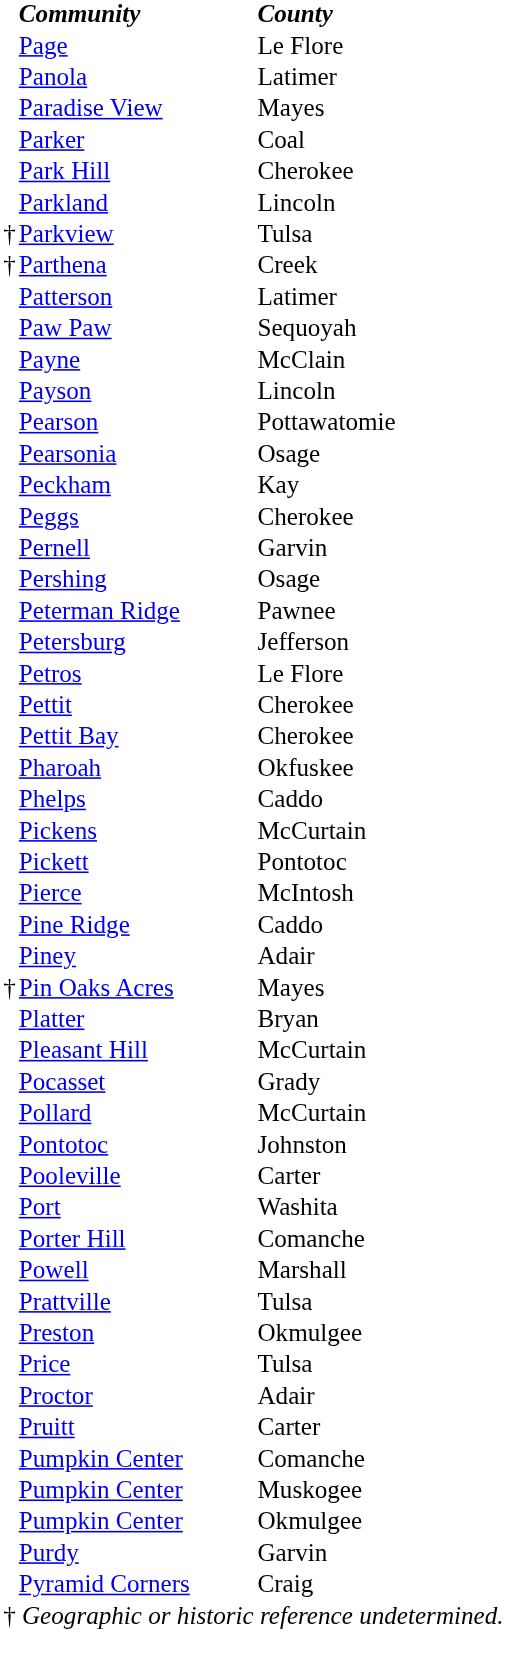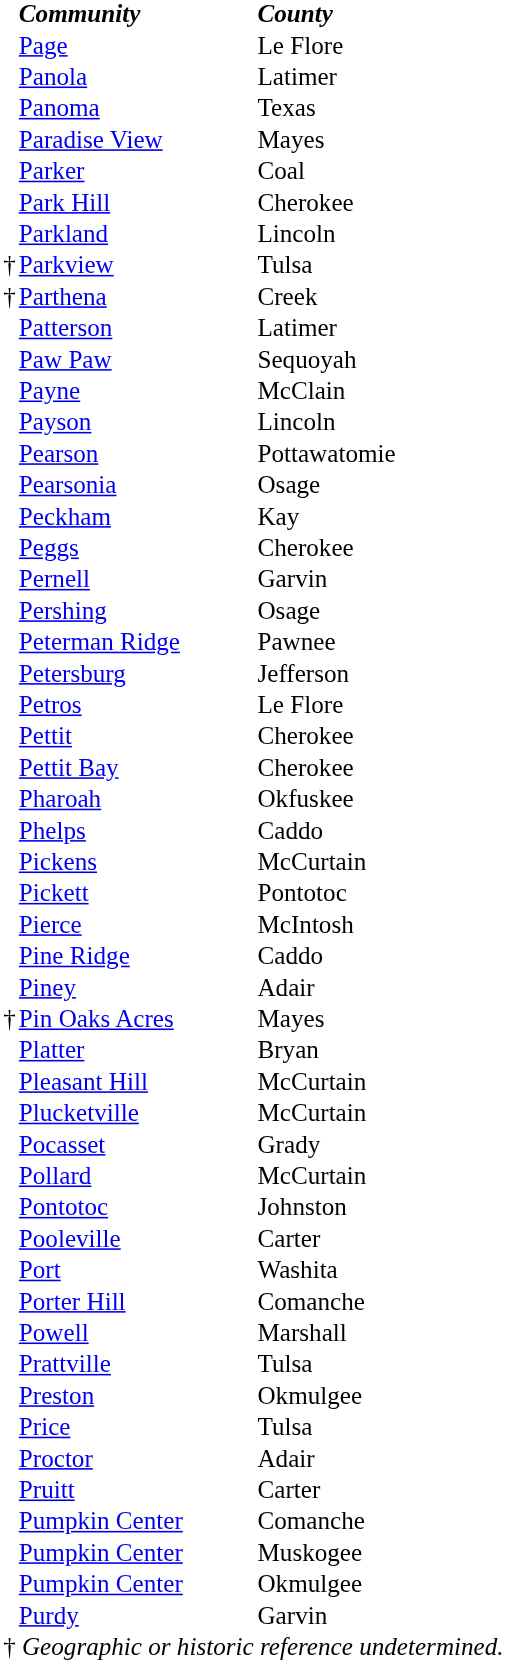+ row: (59, 108)
+ row: (79, 1112)
- row: (104, 1583)
